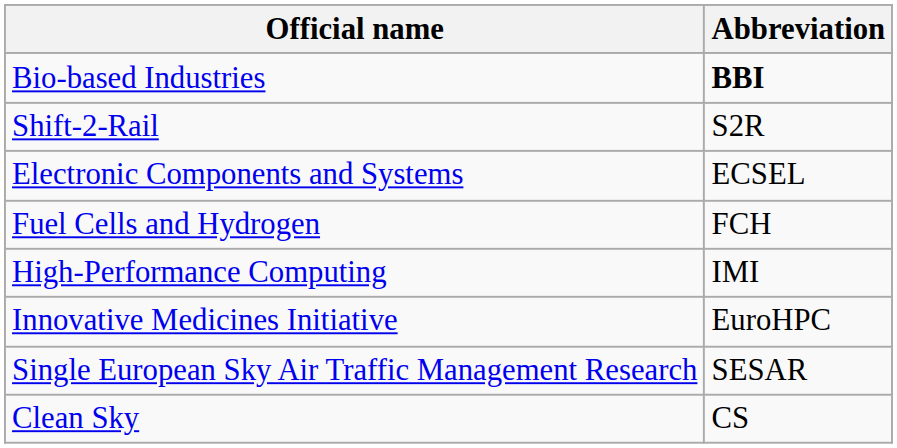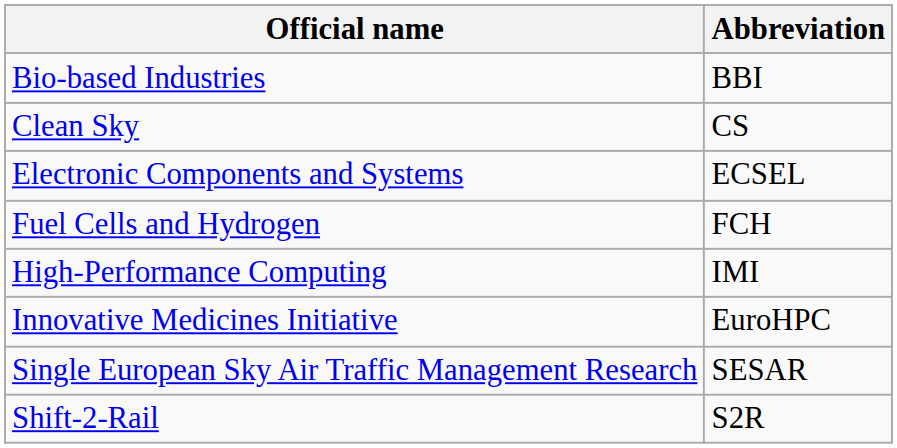(738, 77) bold -> (737, 77) normal
rows swapped: (76, 418) <-> (85, 126)
